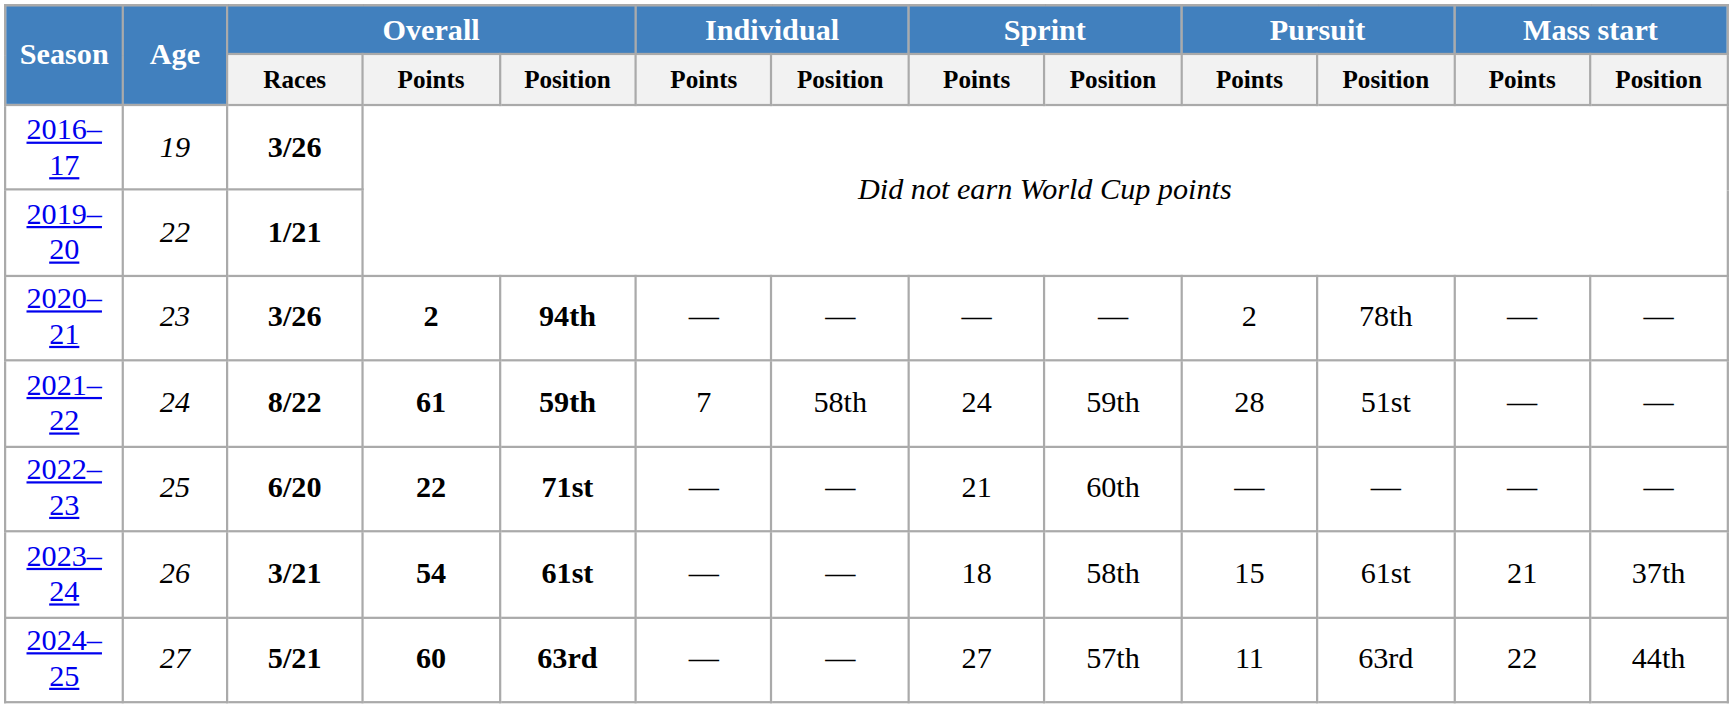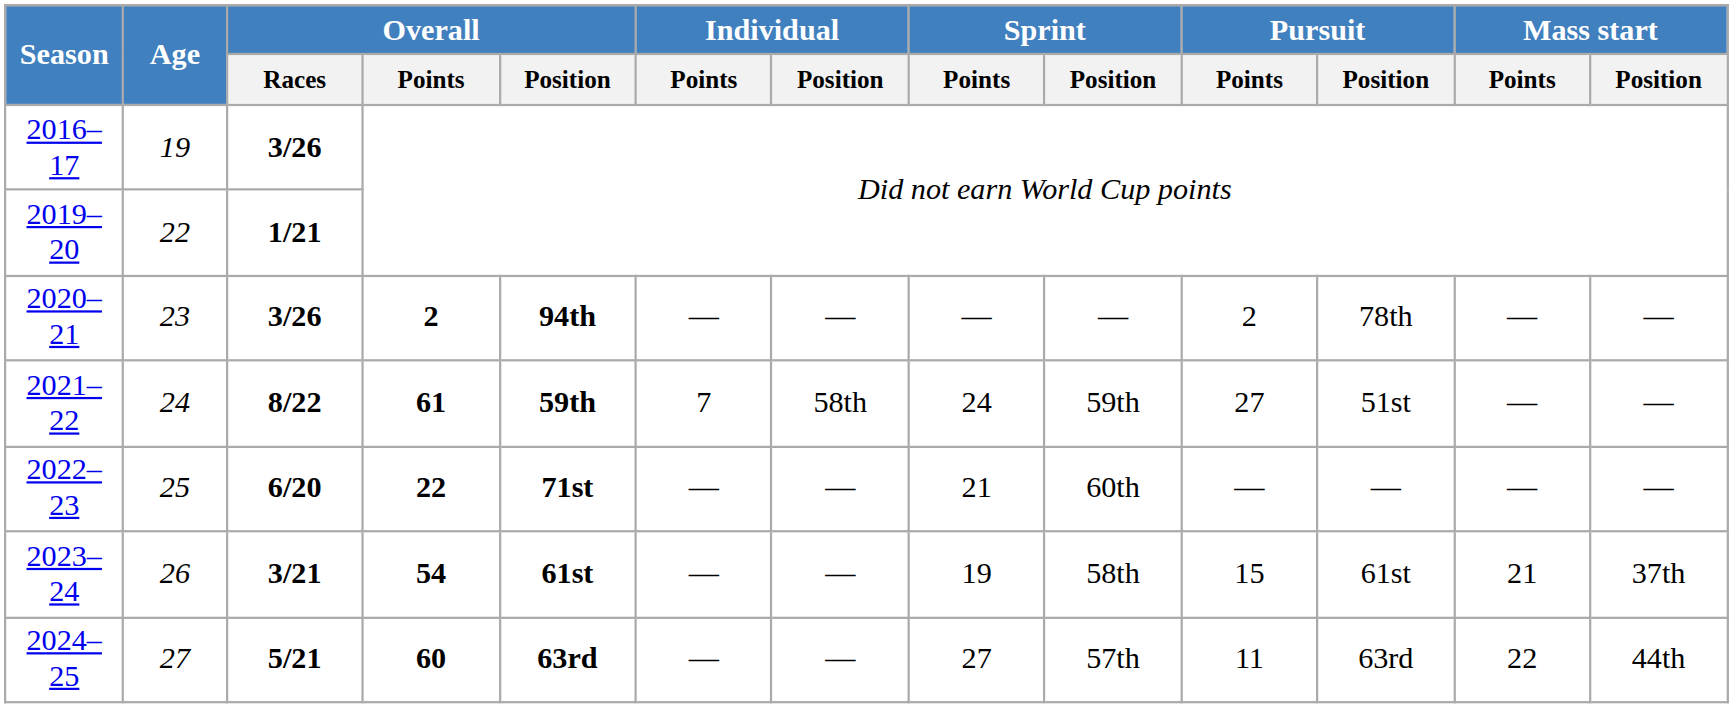(1249, 402) 28 -> (1249, 402) 27
(977, 573) 18 -> (977, 573) 19
